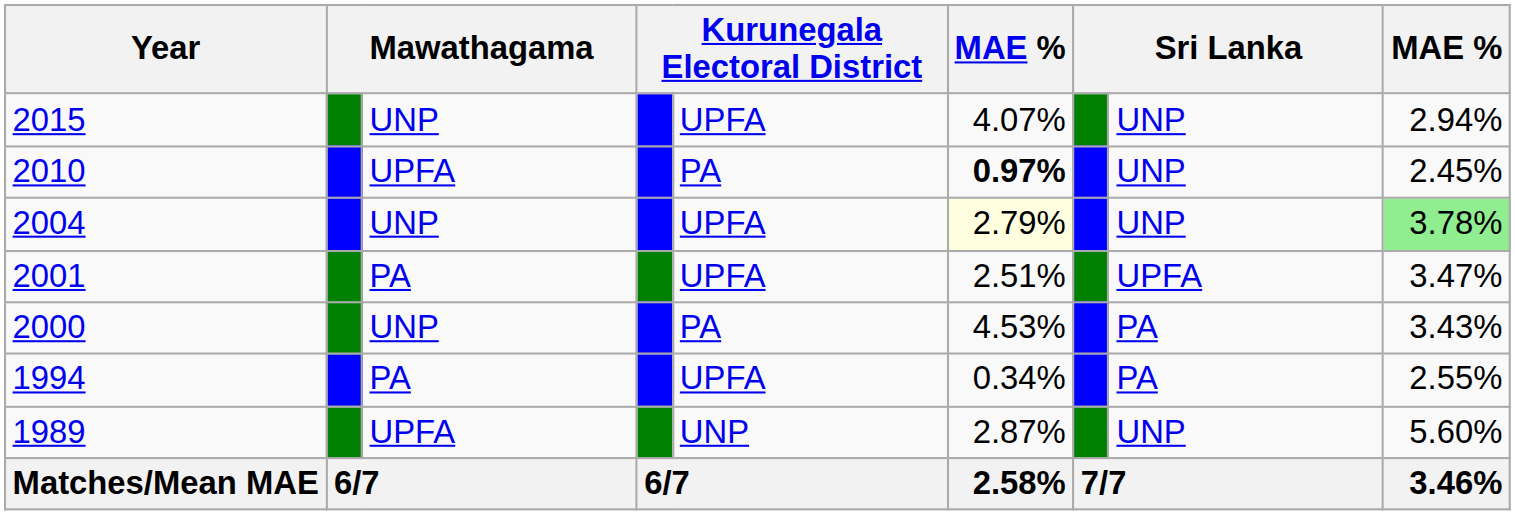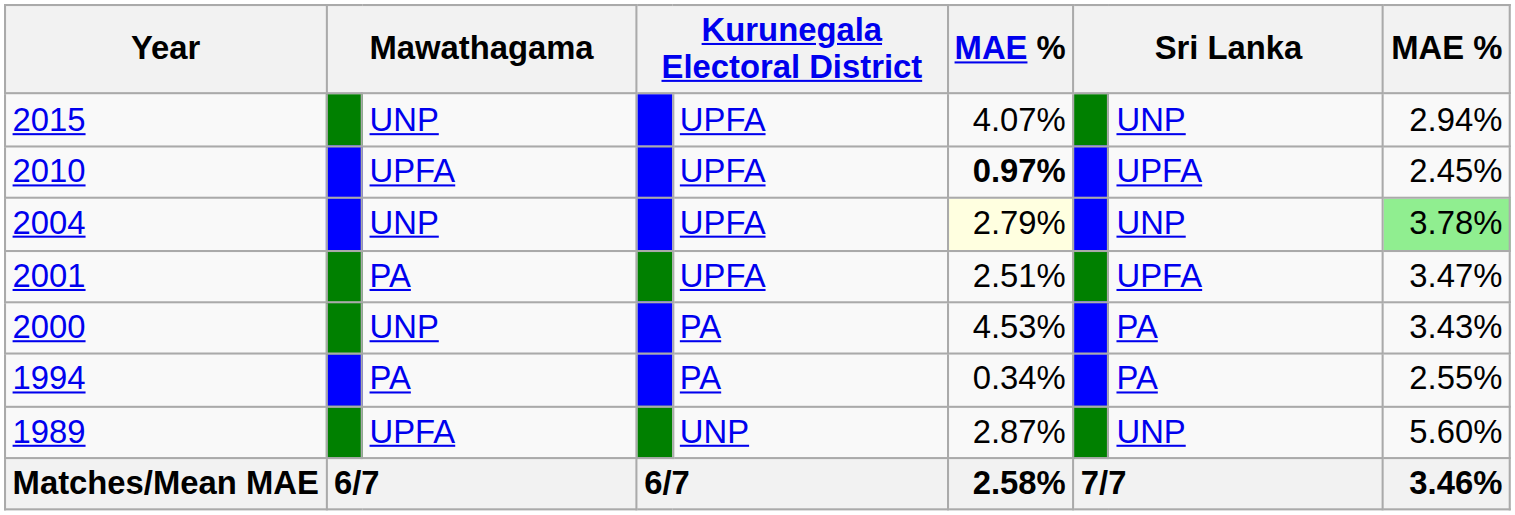(701, 171) PA -> (723, 171) UPFA
(1151, 171) UNP -> (1159, 171) UPFA
(723, 379) UPFA -> (701, 379) PA
